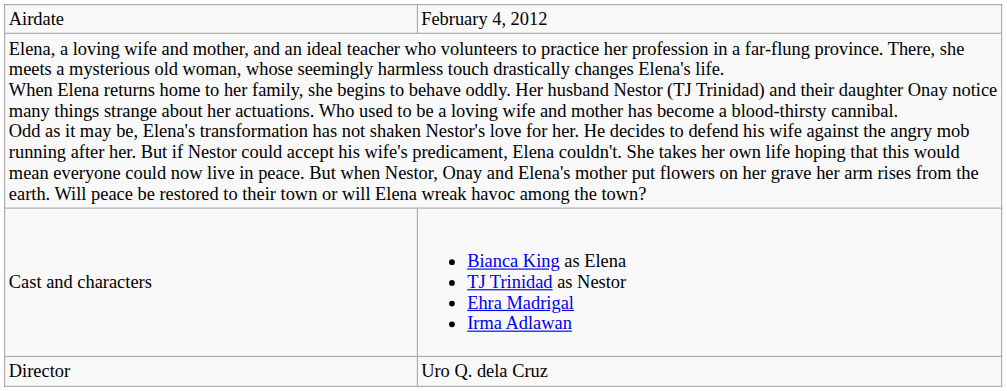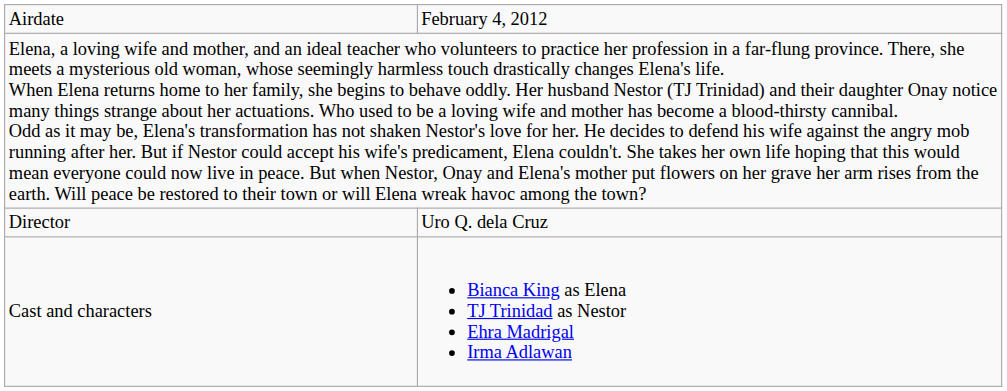rows swapped: (39, 371) <-> (80, 282)
